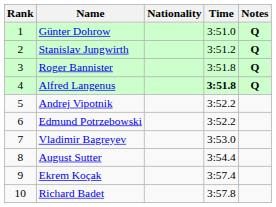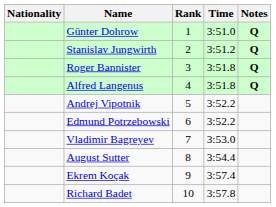columns swapped: (20, 13) <-> (174, 13)
(221, 85) bold -> (221, 85) normal
